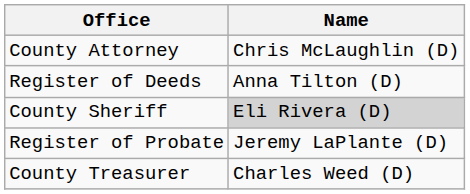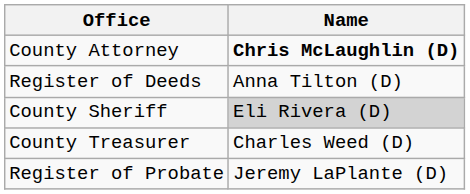(346, 51) normal -> (346, 51) bold
rows swapped: (117, 143) <-> (100, 174)
